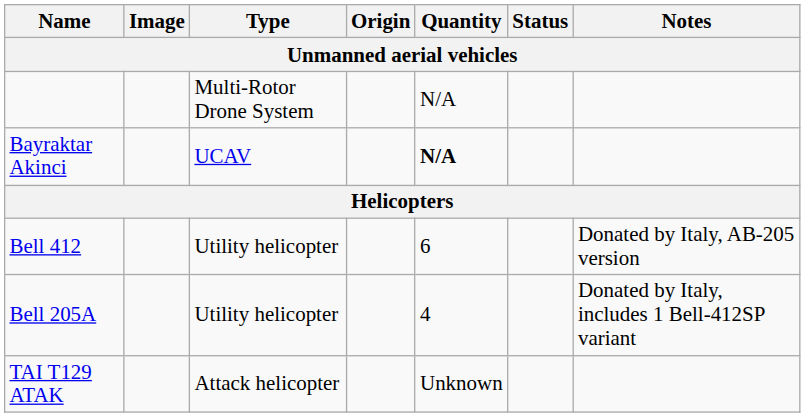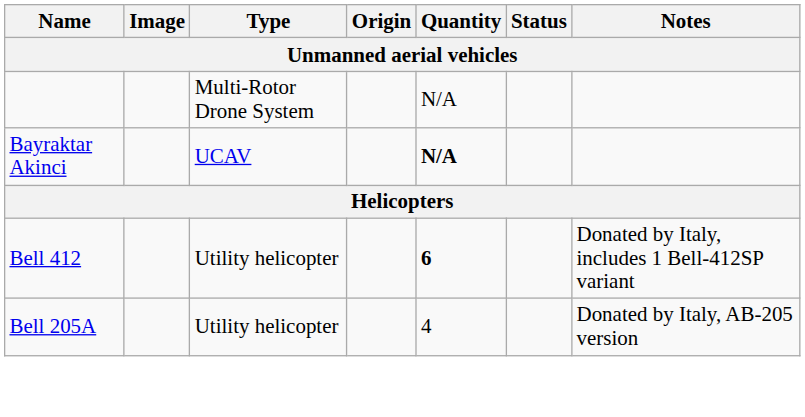(425, 246) normal -> (426, 258) bold
(686, 246) Donated by Italy, AB-205 version -> (670, 258) Donated by Italy, includes 1 Bell-412SP variant
(672, 314) Donated by Italy, includes 1 Bell-412SP variant -> (685, 326) Donated by Italy, AB-205 version
- row: (51, 383)
